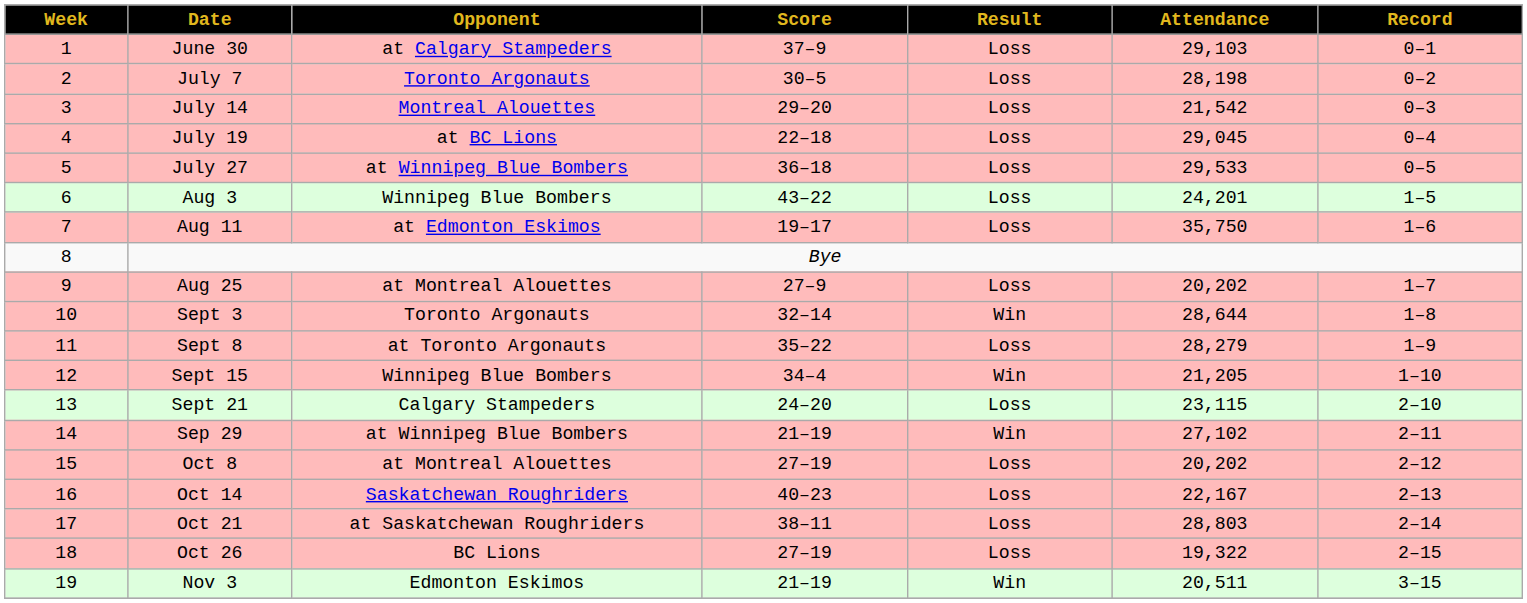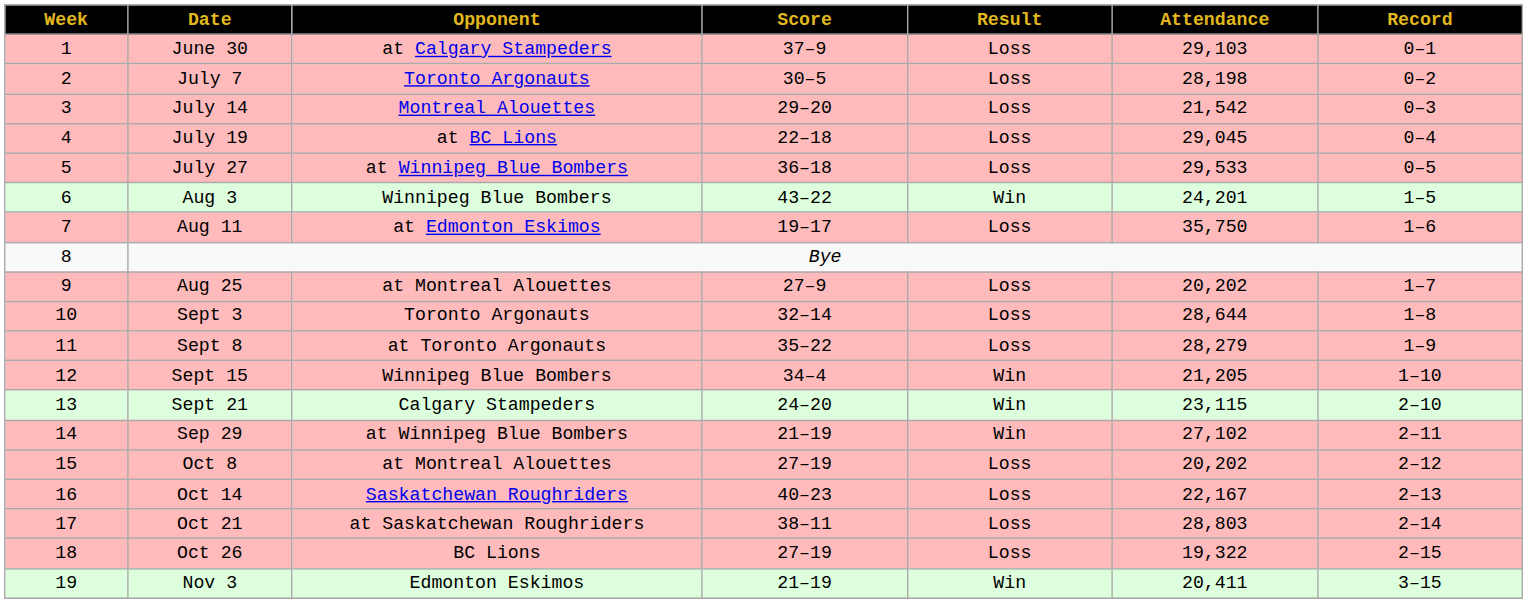(1010, 198) Loss -> (1010, 198) Win
(1010, 316) Win -> (1010, 316) Loss
(1010, 405) Loss -> (1010, 405) Win
(1215, 583) 20,511 -> (1215, 583) 20,411
